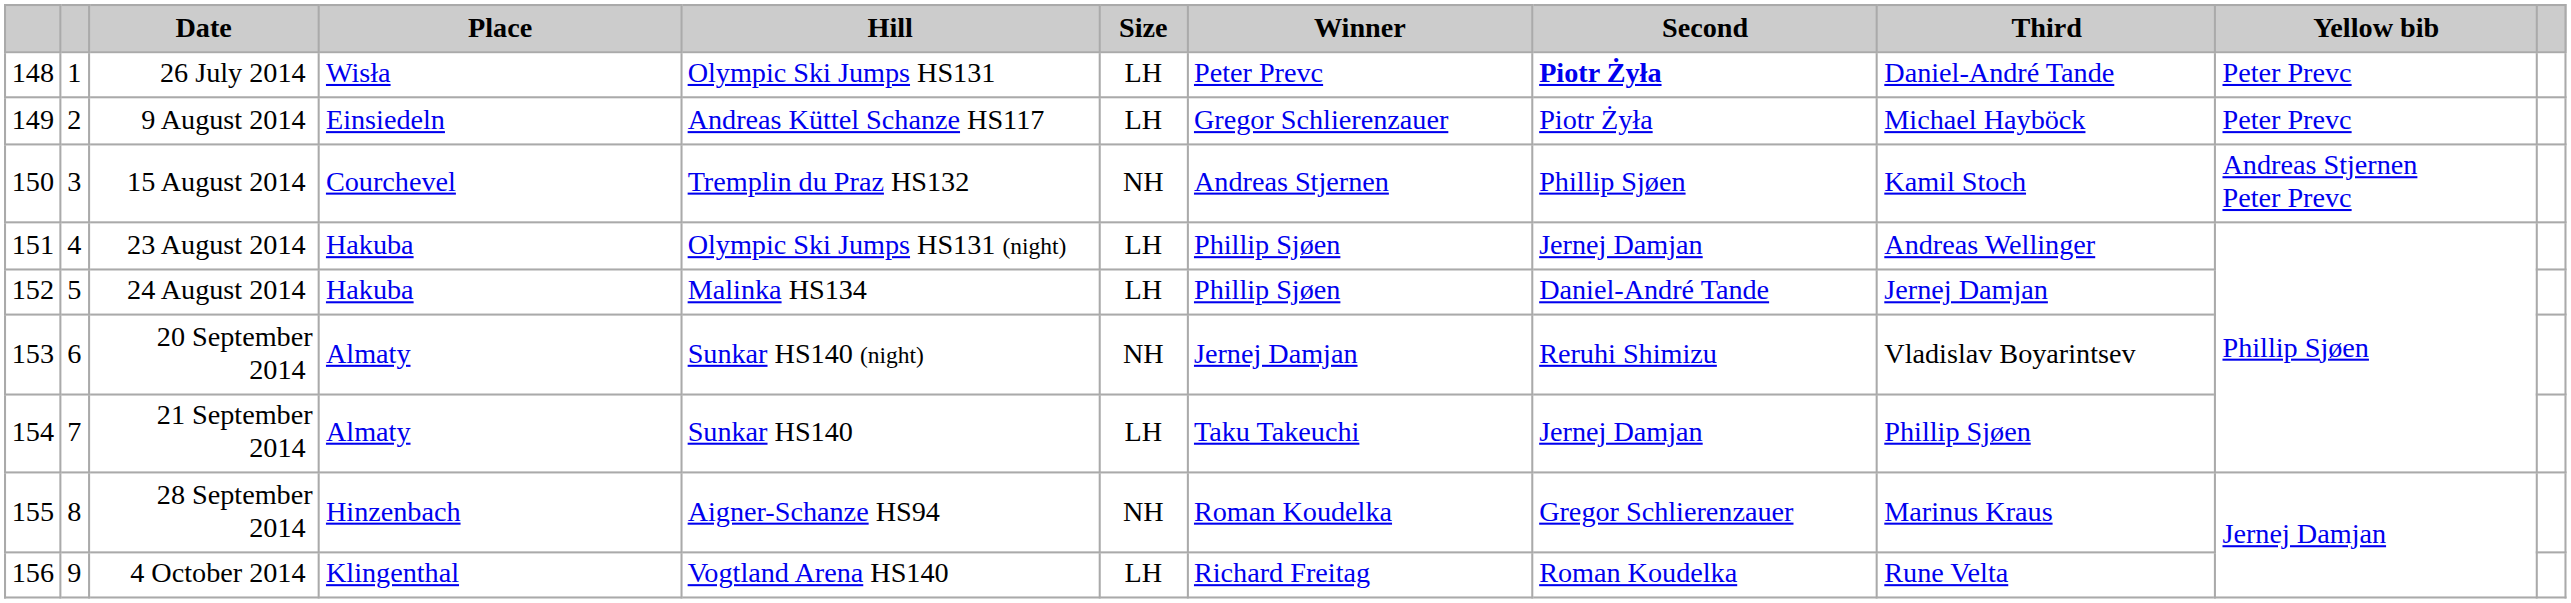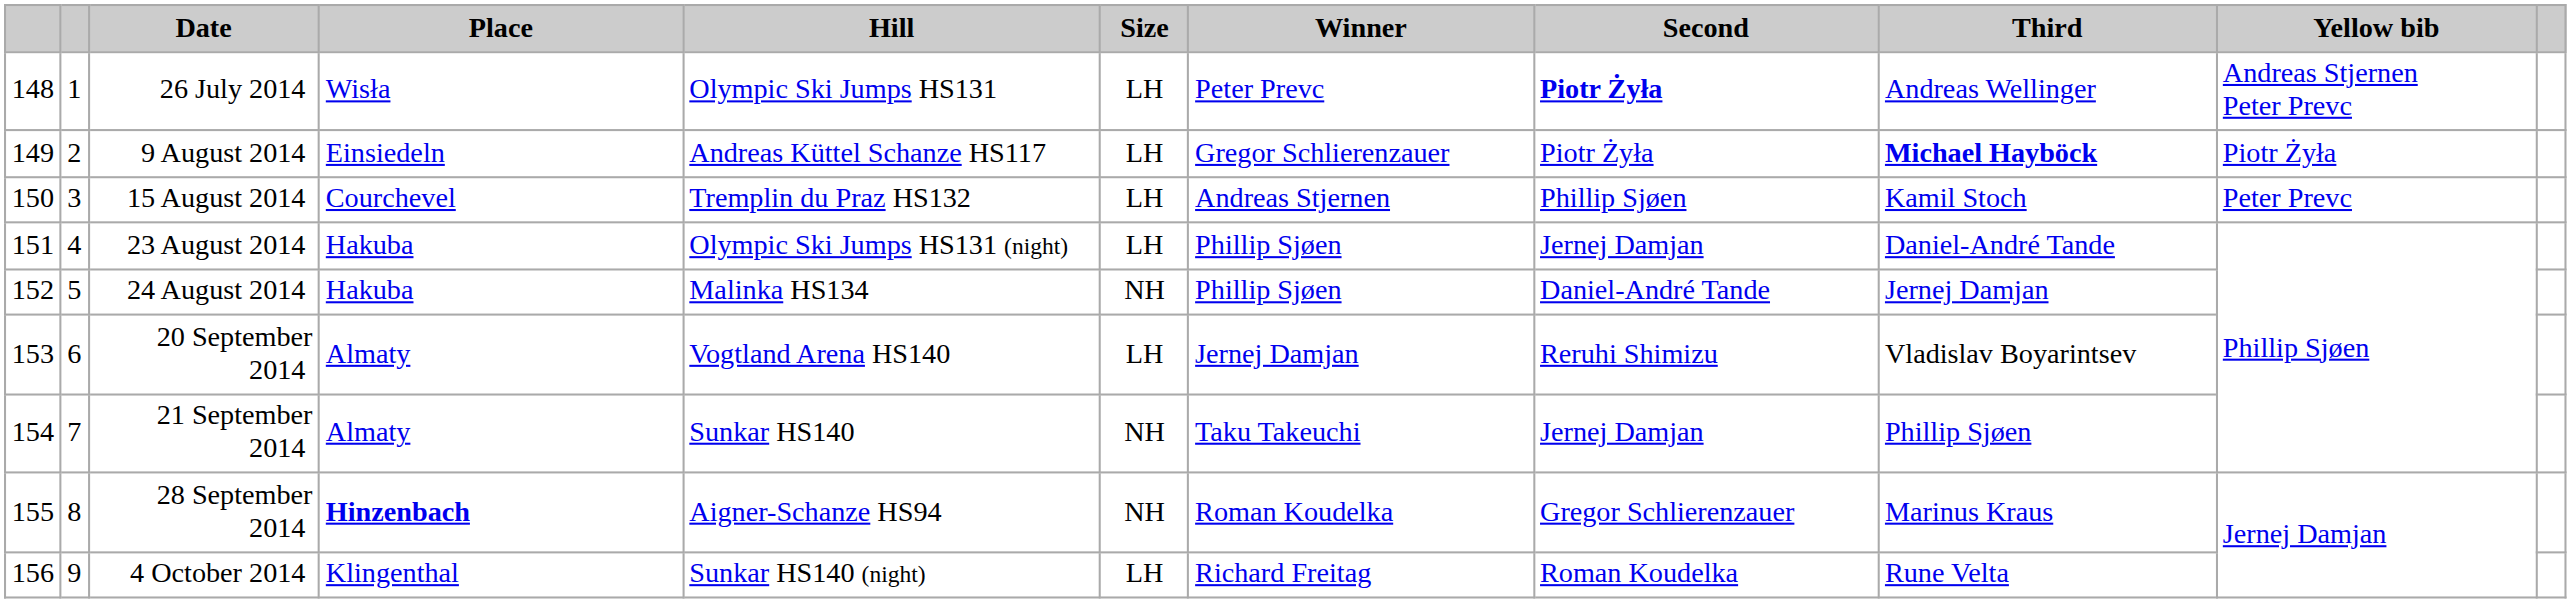(1999, 73) Daniel-André Tande -> (1990, 89) Andreas Wellinger
(2287, 73) Peter Prevc -> (2320, 89) Andreas Stjernen Peter Prevc
(1985, 119) normal -> (1991, 152) bold
(2287, 119) Peter Prevc -> (2280, 152) Piotr Żyła
(1143, 182) NH -> (1145, 198) LH
(2320, 182) Andreas Stjernen Peter Prevc -> (2287, 198) Peter Prevc
(1990, 244) Andreas Wellinger -> (2000, 244) Daniel-André Tande
(1143, 290) LH -> (1145, 290) NH
(806, 353) Sunkar HS140 (night) -> (820, 353) Vogtland Arena HS140
(1143, 353) NH -> (1145, 353) LH
(1143, 432) LH -> (1145, 432) NH
(393, 511) normal -> (398, 511) bold
(818, 573) Vogtland Arena HS140 -> (807, 573) Sunkar HS140 (night)
